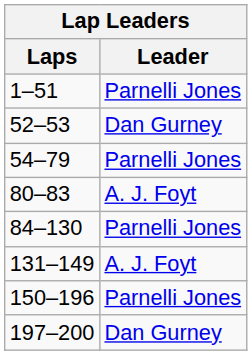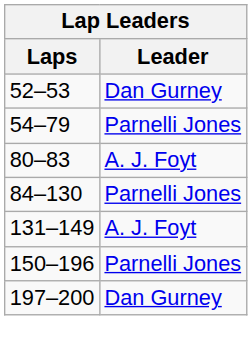- row: (34, 90)
